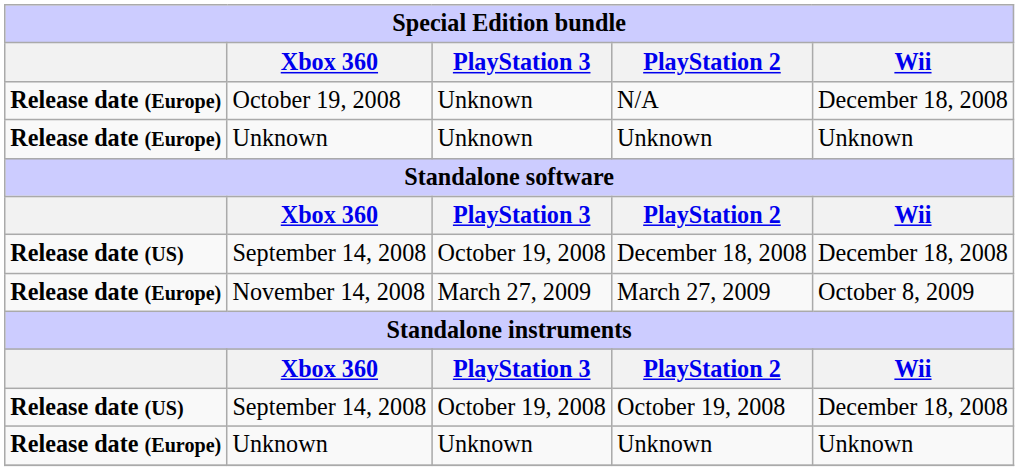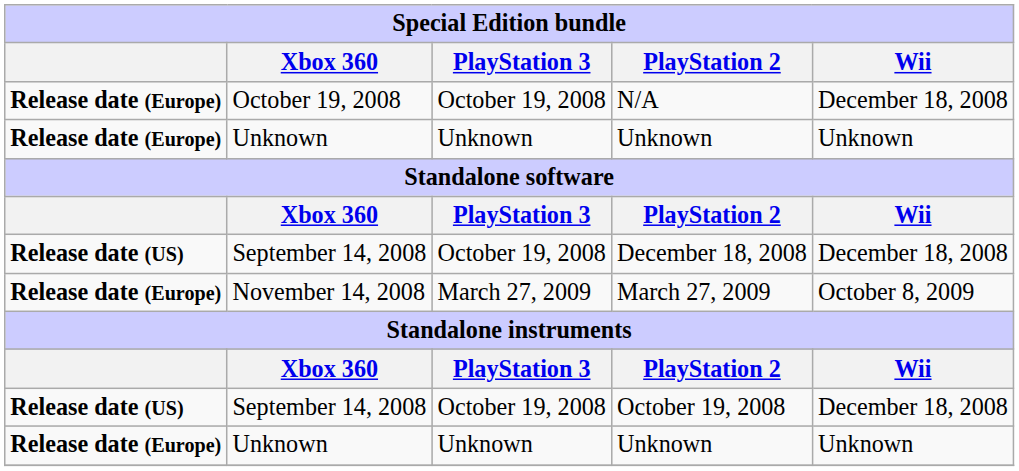(485, 100) Unknown -> (522, 100) October 19, 2008
